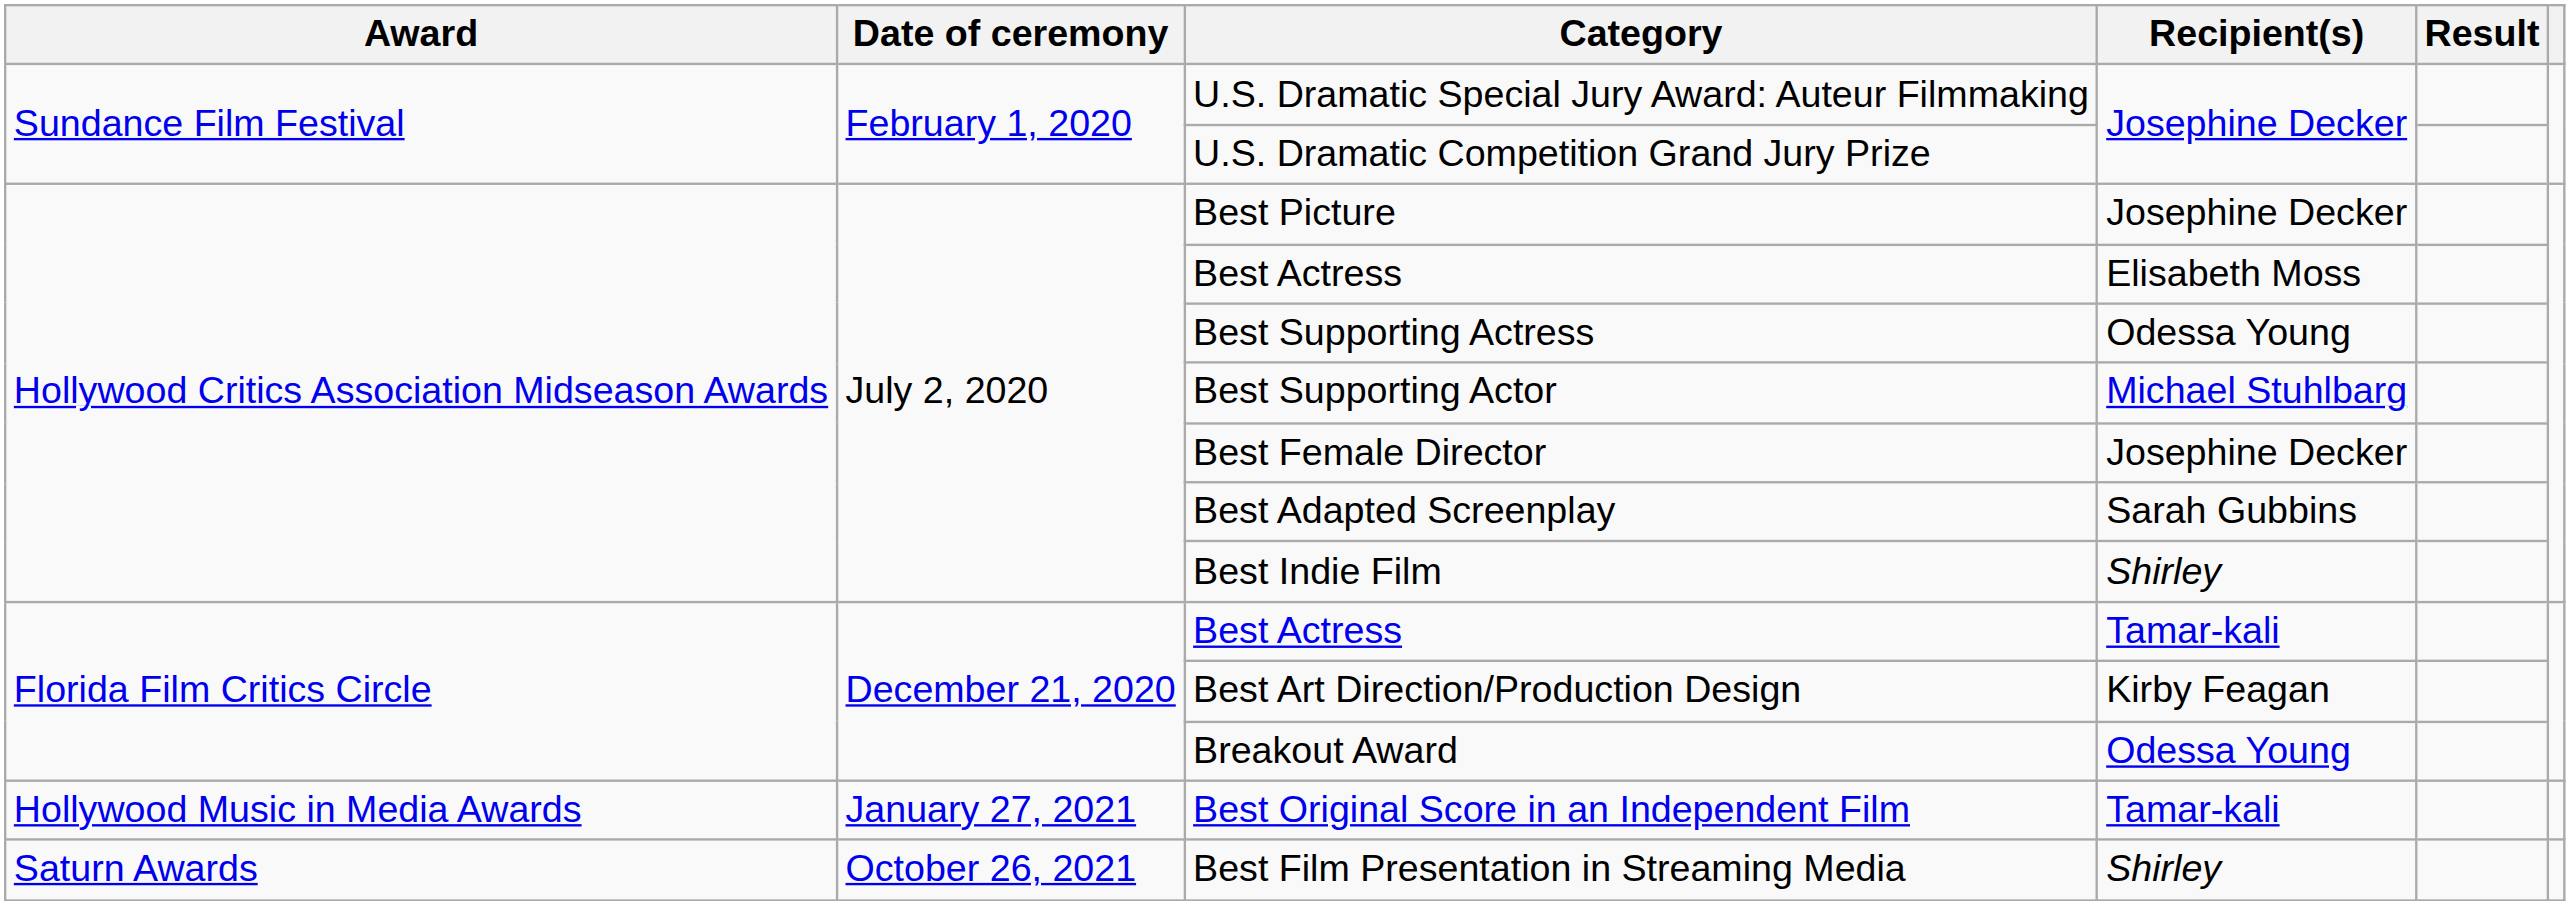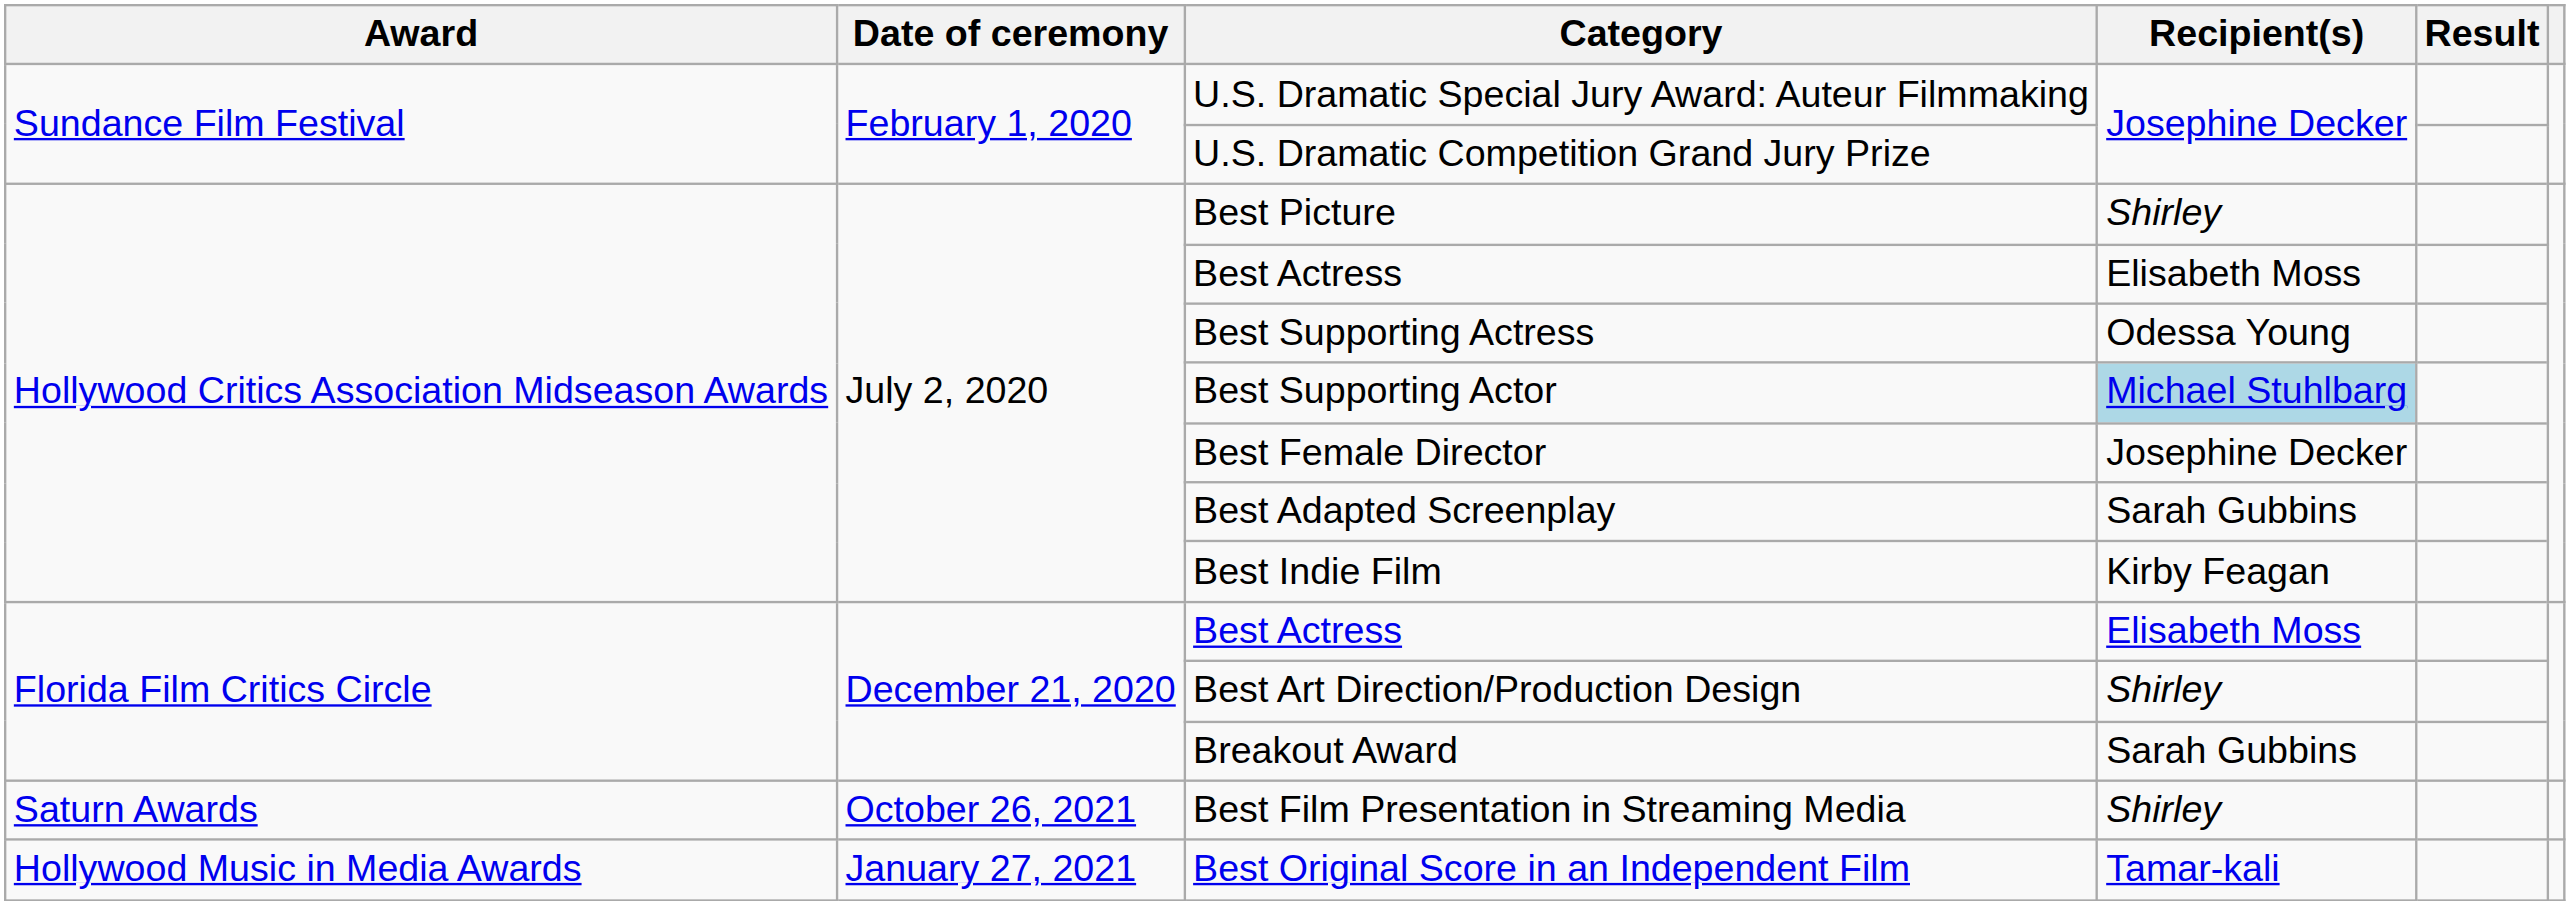(2257, 213) Josephine Decker -> (2164, 213) Shirley
(2257, 392) no background -> (2257, 392) lightblue background
(2164, 570) Shirley -> (2218, 570) Kirby Feagan
(2193, 630) Tamar-kali -> (2234, 630) Elisabeth Moss
(2218, 690) Kirby Feagan -> (2164, 690) Shirley
(2228, 749) Odessa Young -> (2232, 749) Sarah Gubbins
rows swapped: (298, 809) <-> (136, 869)
